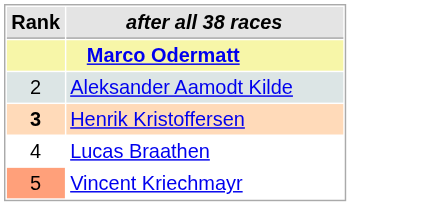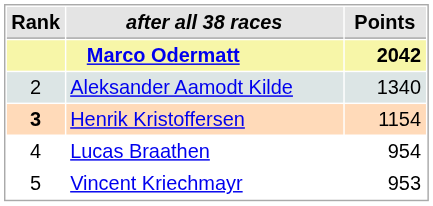+ column: (385, 22)
(36, 183) lightsalmon background -> (36, 183) no background
